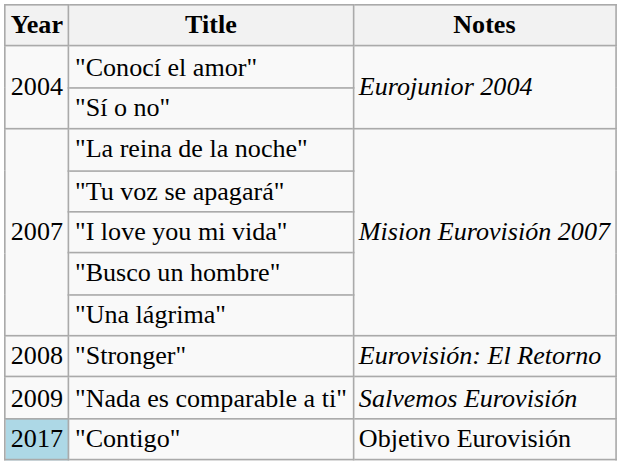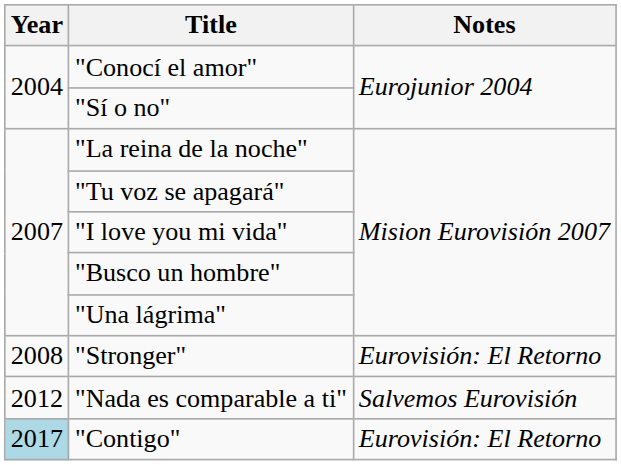(37, 397) 2009 -> (37, 397) 2012
(465, 438) Objetivo Eurovisión -> (480, 438) Eurovisión: El Retorno
